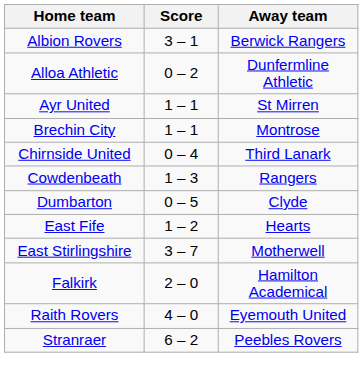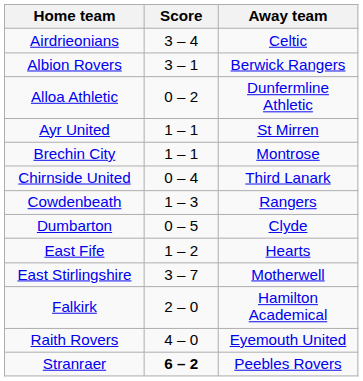+ row: (74, 40)
(181, 340) normal -> (181, 364) bold
